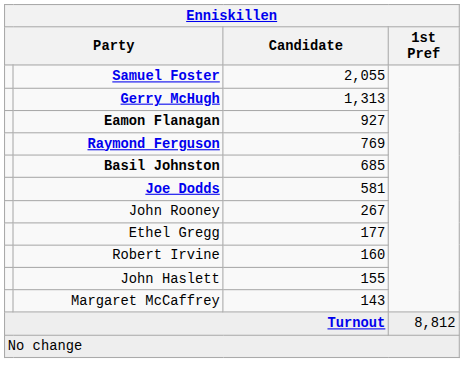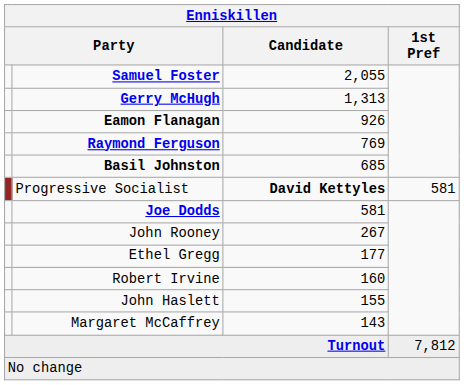(373, 121) 927 -> (373, 121) 926
+ row: (102, 189)
(435, 324) 8,812 -> (435, 346) 7,812
